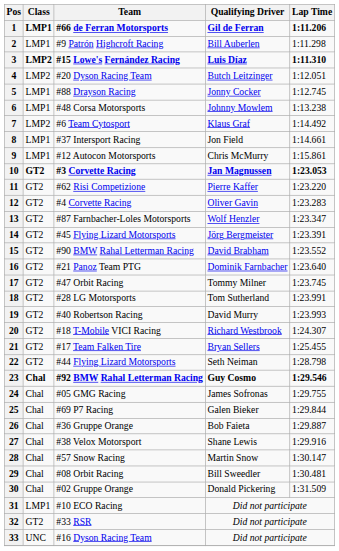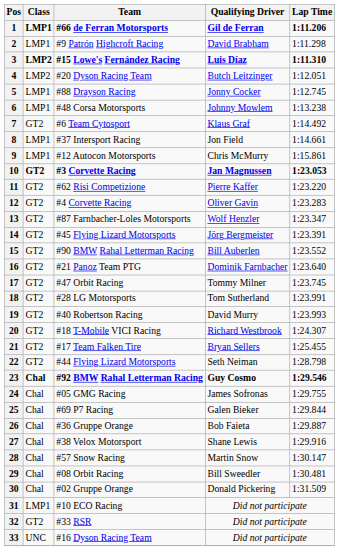(234, 44) Bill Auberlen -> (238, 44) David Brabham
(38, 124) LMP2 -> (34, 124) GT2
(238, 251) David Brabham -> (234, 251) Bill Auberlen
